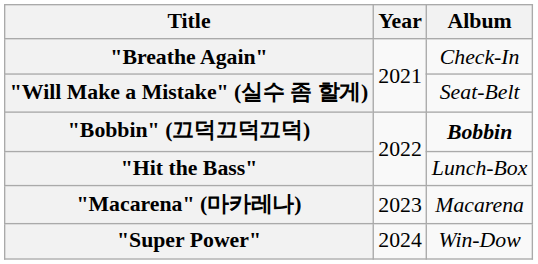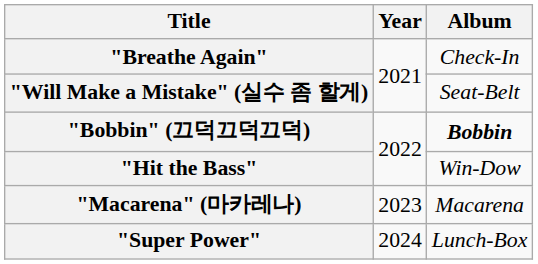(480, 167) Lunch-Box -> (480, 167) Win-Dow
(480, 241) Win-Dow -> (480, 241) Lunch-Box
